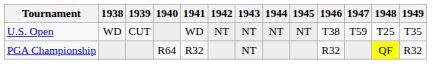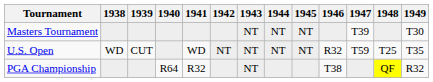+ row: (52, 32)
(331, 32) T38 -> (333, 50) R32
(331, 50) R32 -> (333, 68) T38
